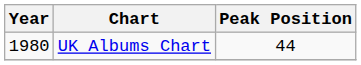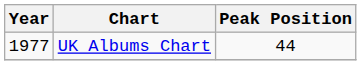(29, 46) 1980 -> (29, 46) 1977
